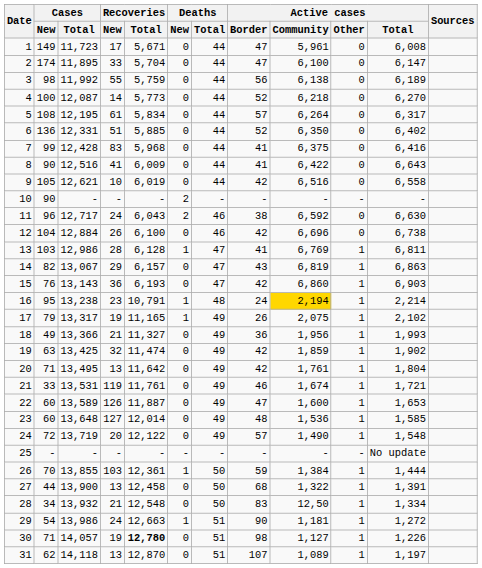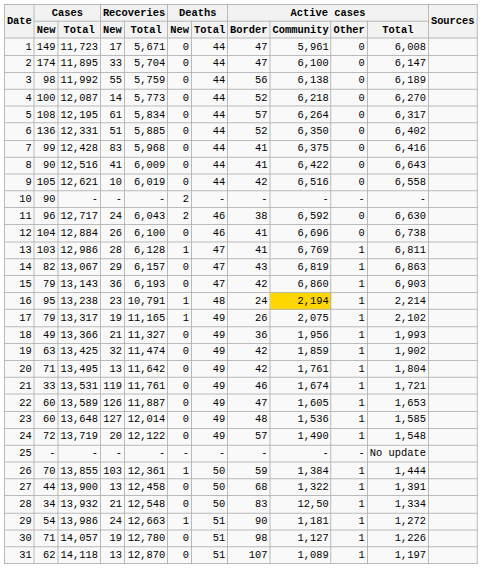(261, 233) 42 -> (261, 233) 41
(49, 284) 76 -> (49, 284) 79
(313, 403) 1,600 -> (313, 403) 1,605
(147, 538) bold -> (147, 538) normal
